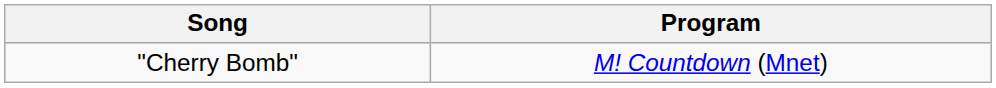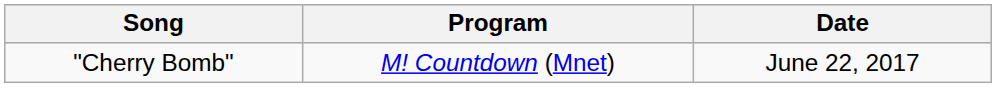+ column: (843, 23)
